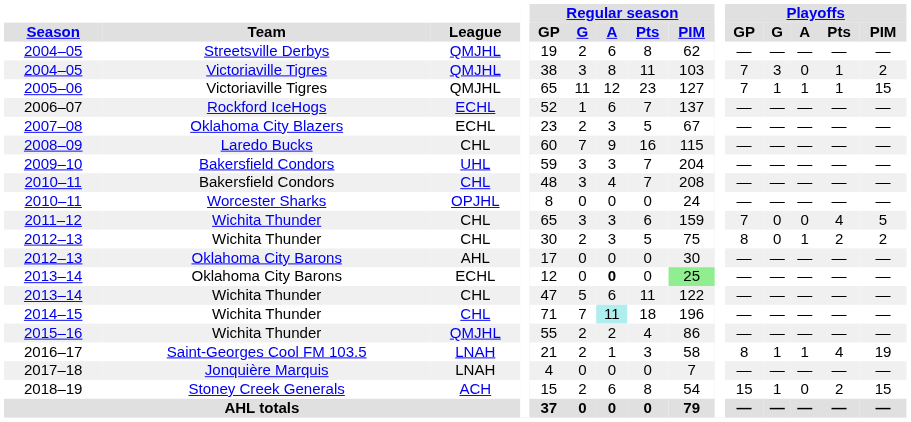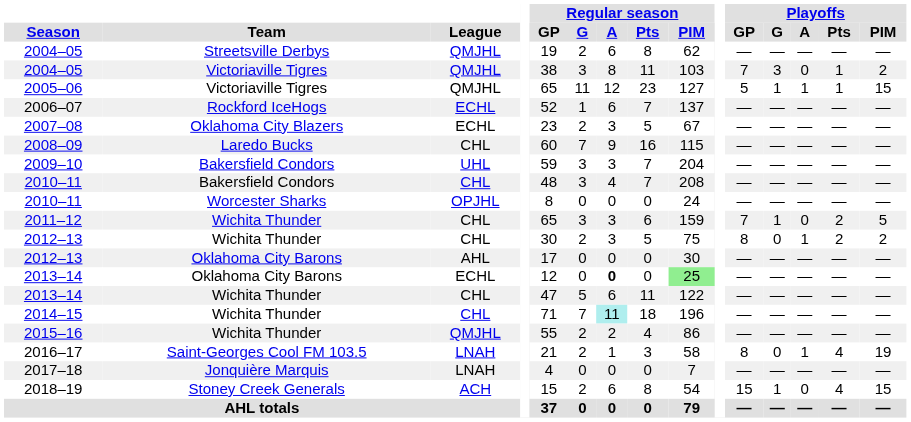(744, 88) 7 -> (744, 88) 5
(777, 220) 0 -> (777, 220) 1
(839, 220) 4 -> (839, 220) 2
(777, 351) 1 -> (777, 351) 0
(839, 389) 2 -> (839, 389) 4
